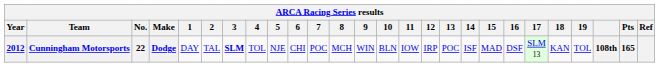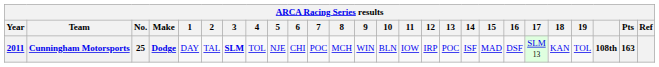(16, 49) 2012 -> (16, 49) 2011
(141, 49) 22 -> (141, 49) 25
(628, 49) 165 -> (628, 49) 163
